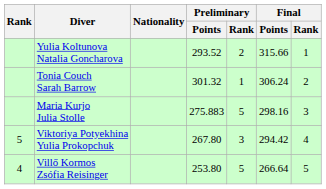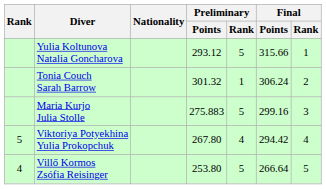(207, 53) 293.52 -> (207, 53) 293.12
(242, 53) 2 -> (242, 53) 5
(274, 111) 298.16 -> (274, 111) 299.16
(242, 140) 3 -> (242, 140) 4
